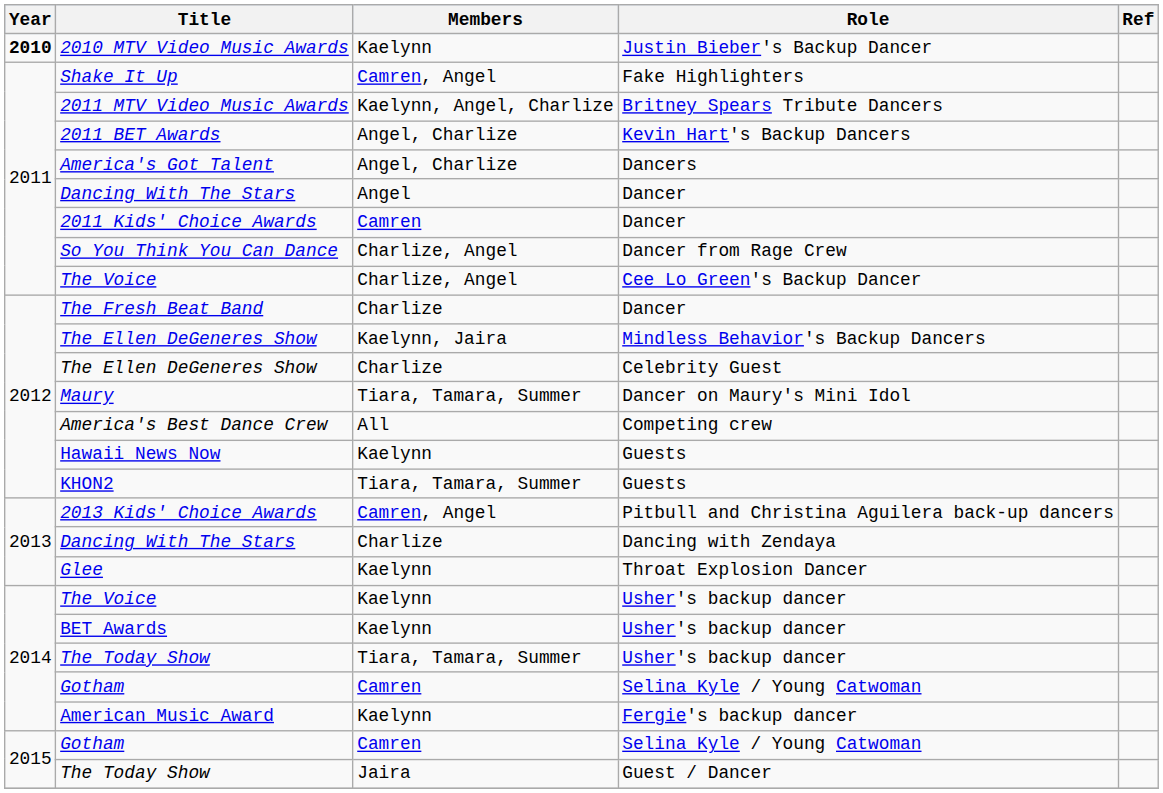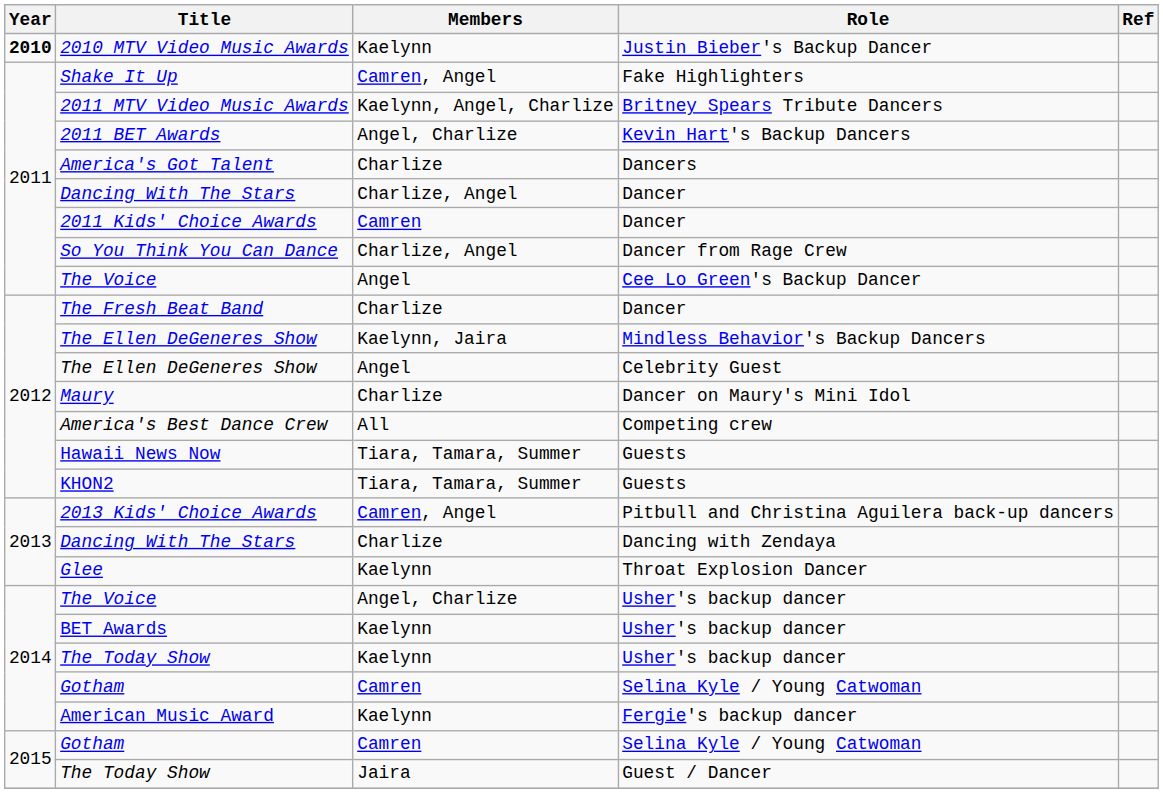(437, 164) Angel, Charlize -> (400, 164) Charlize
(384, 193) Angel -> (437, 193) Charlize, Angel
(437, 280) Charlize, Angel -> (384, 280) Angel
(400, 368) Charlize -> (384, 368) Angel
(469, 397) Tiara, Tamara, Summer -> (400, 397) Charlize
(395, 455) Kaelynn -> (469, 455) Tiara, Tamara, Summer
(395, 600) Kaelynn -> (437, 600) Angel, Charlize
(469, 658) Tiara, Tamara, Summer -> (395, 658) Kaelynn
